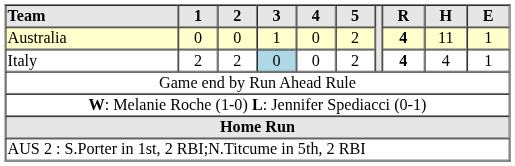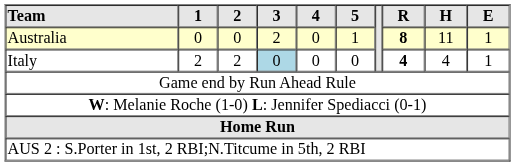(277, 38) 1 -> (277, 38) 2
(355, 38) 2 -> (355, 38) 1
(403, 38) 4 -> (403, 38) 8
(355, 60) 2 -> (355, 60) 0
